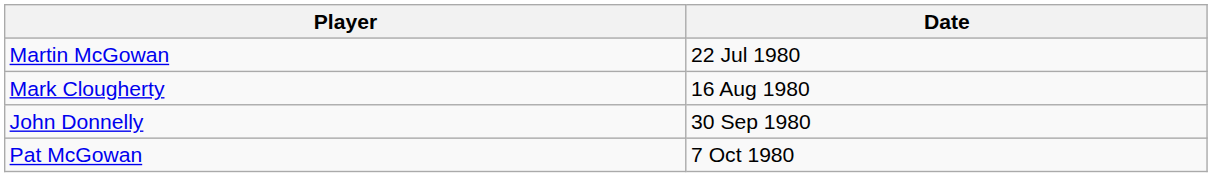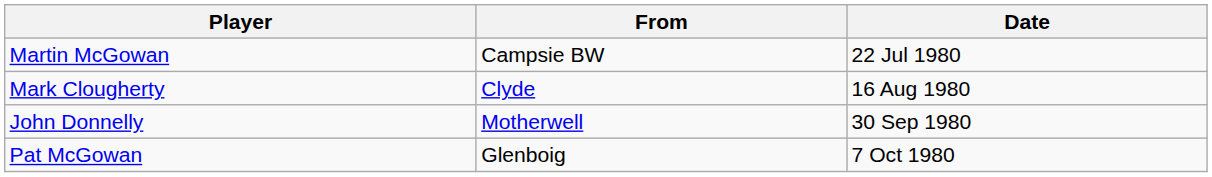+ column: (661, 22)
